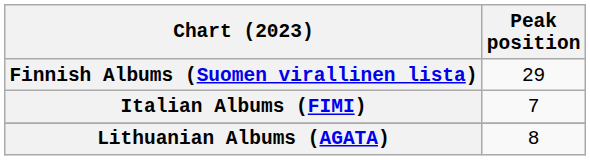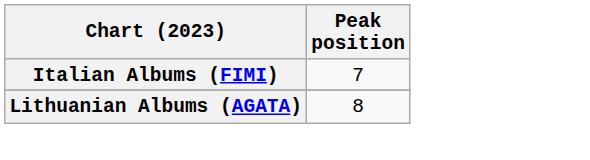- row: (243, 75)
